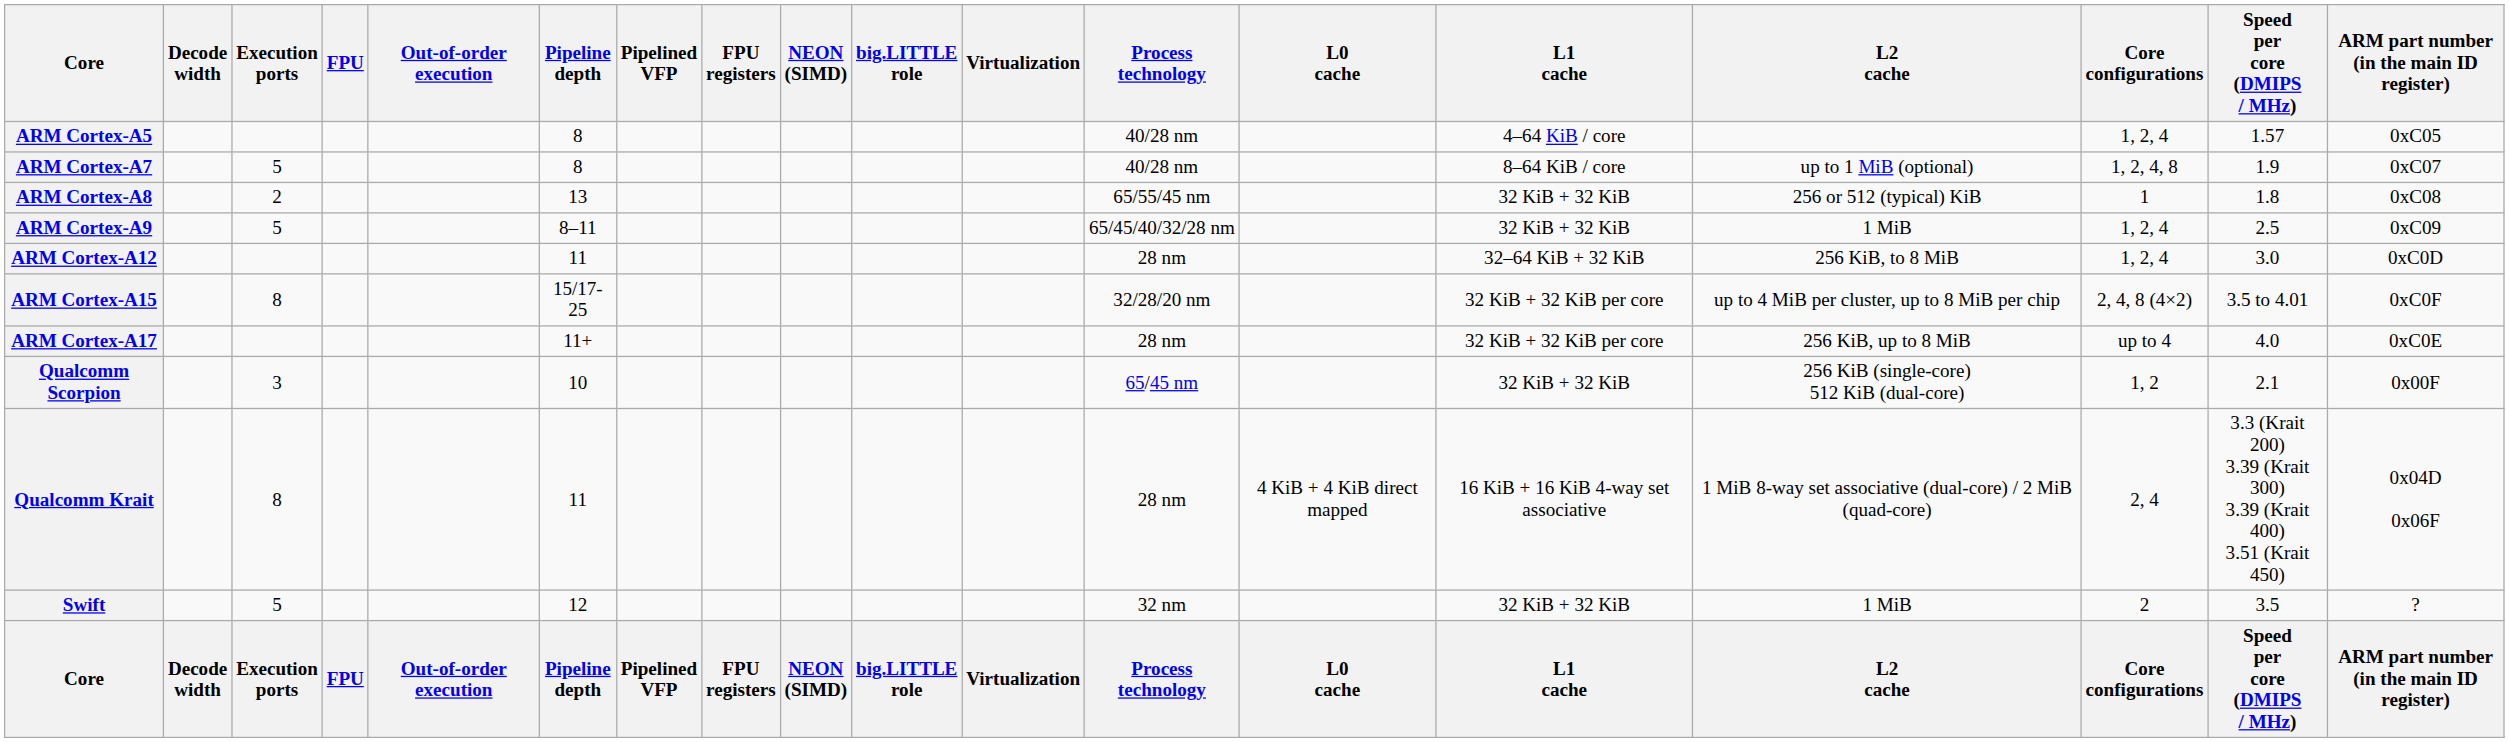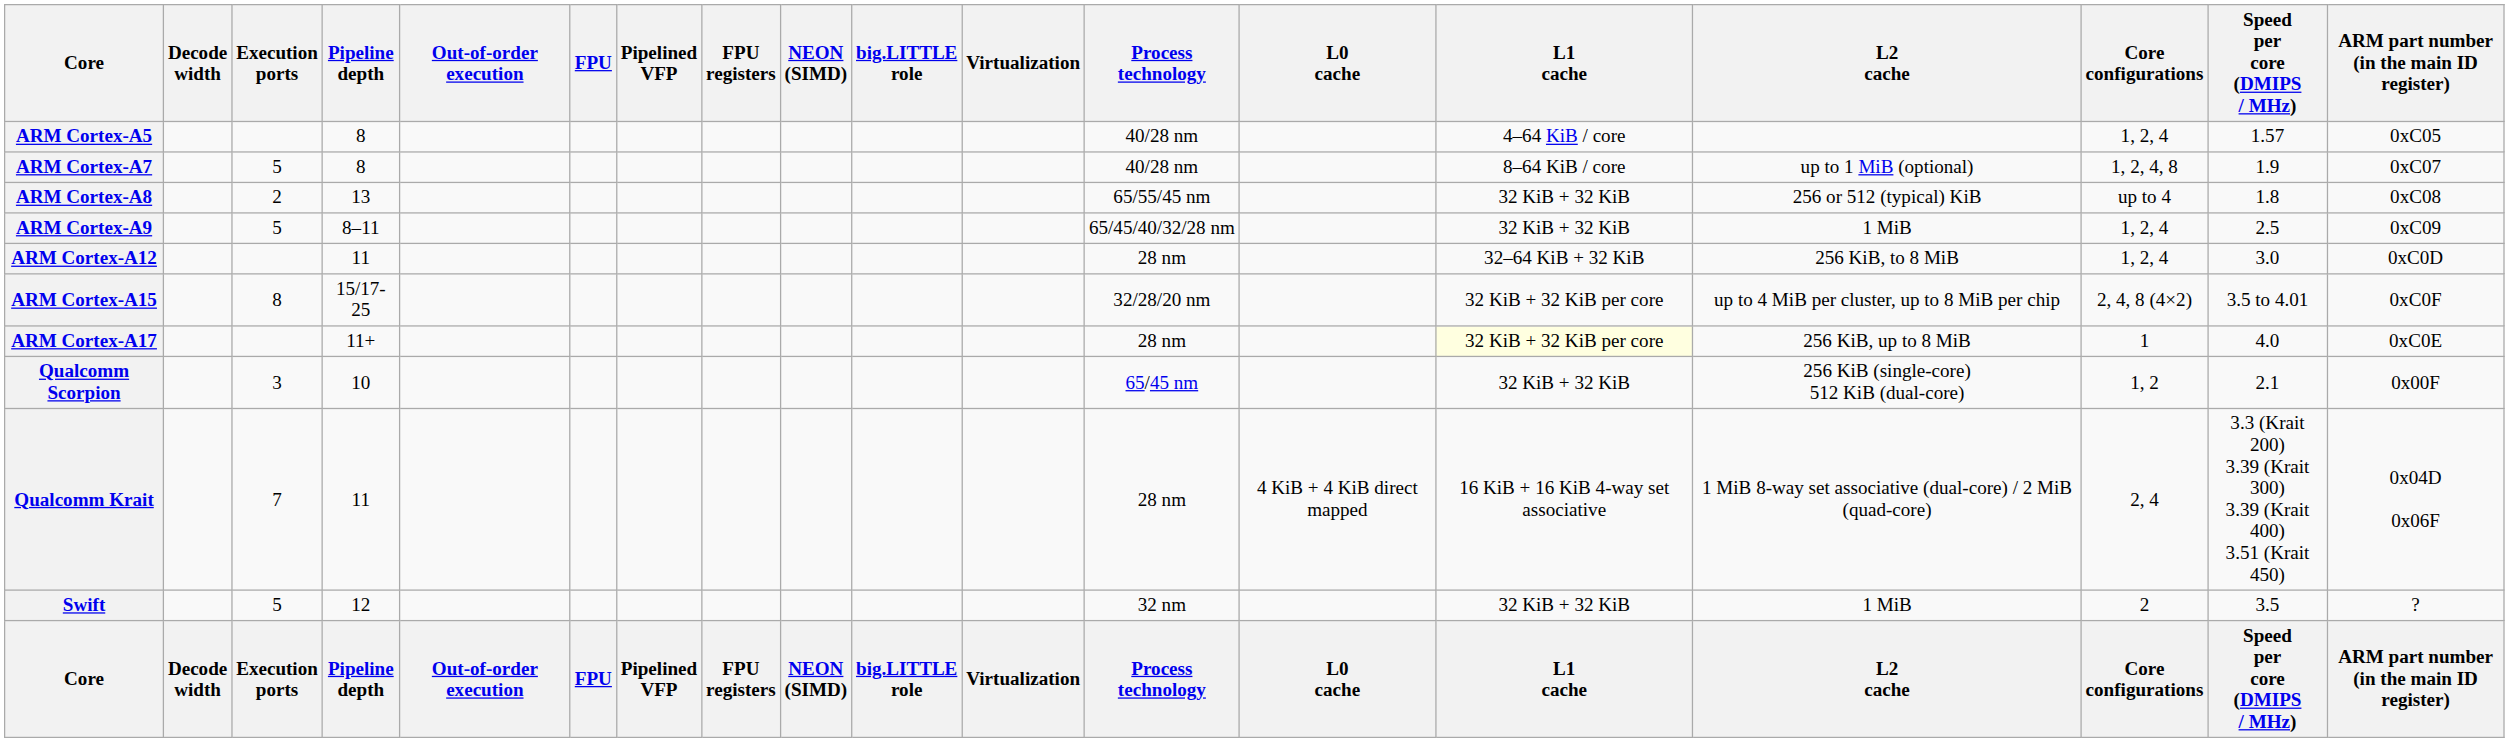columns swapped: (578, 62) <-> (345, 62)
(2144, 197) 1 -> (2144, 197) up to 4
(1564, 341) no background -> (1564, 341) lightyellow background
(2144, 341) up to 4 -> (2144, 341) 1
(277, 499) 8 -> (277, 499) 7
